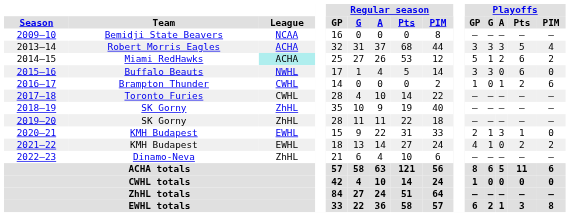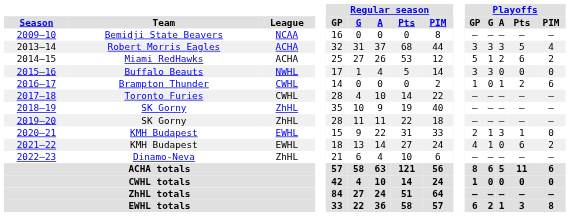(287, 59) paleturquoise background -> (287, 59) no background
(522, 71) 6 -> (522, 71) 0
(522, 145) 2 -> (522, 145) 6
